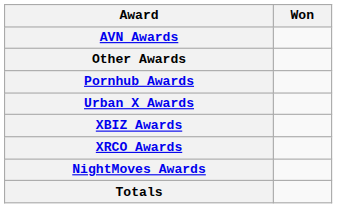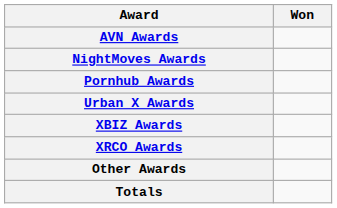rows swapped: (139, 169) <-> (139, 59)
